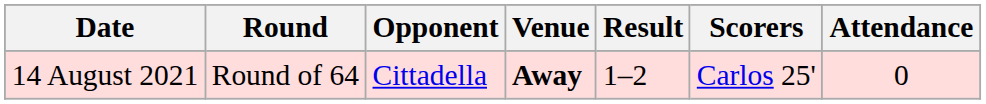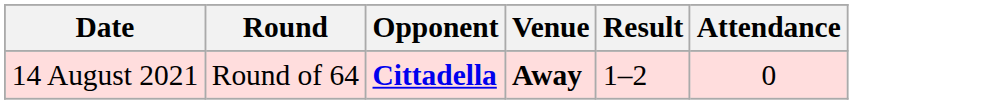- column: (756, 27)
(430, 74) normal -> (435, 74) bold
